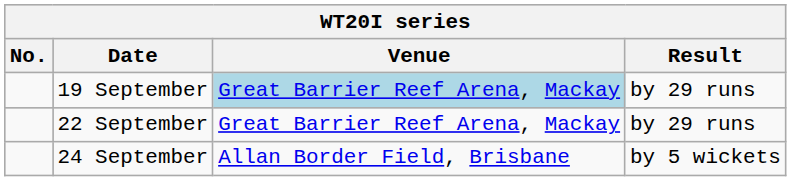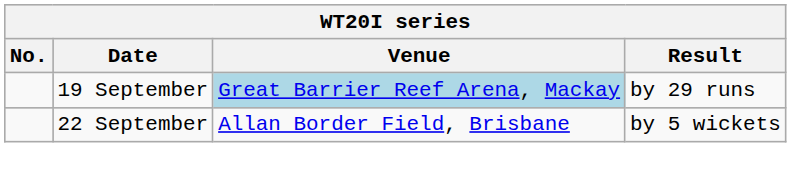(419, 124) Great Barrier Reef Arena, Mackay -> (394, 124) Allan Border Field, Brisbane
(693, 124) by 29 runs -> (705, 124) by 5 wickets
- row: (133, 158)
